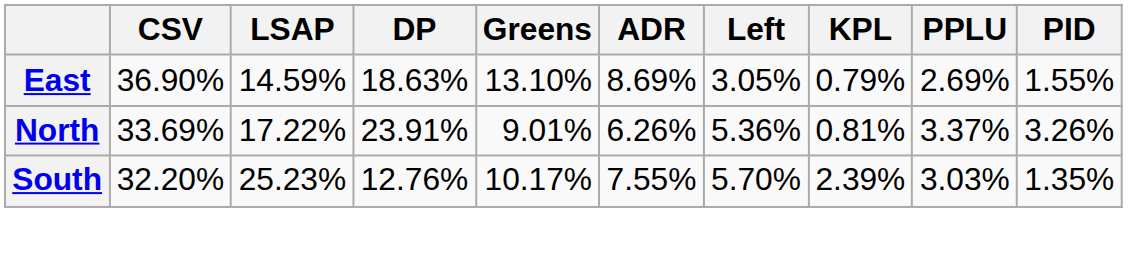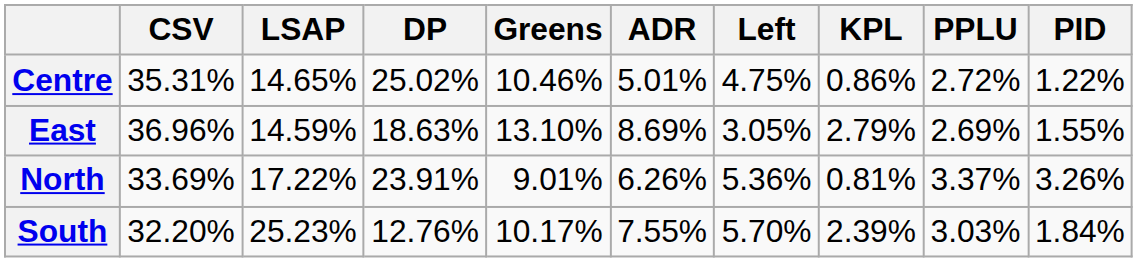+ row: (62, 79)
(170, 79) 36.90% -> (181, 130) 36.96%
(860, 79) 0.79% -> (871, 130) 2.79%
(1069, 180) 1.35% -> (1080, 230) 1.84%
